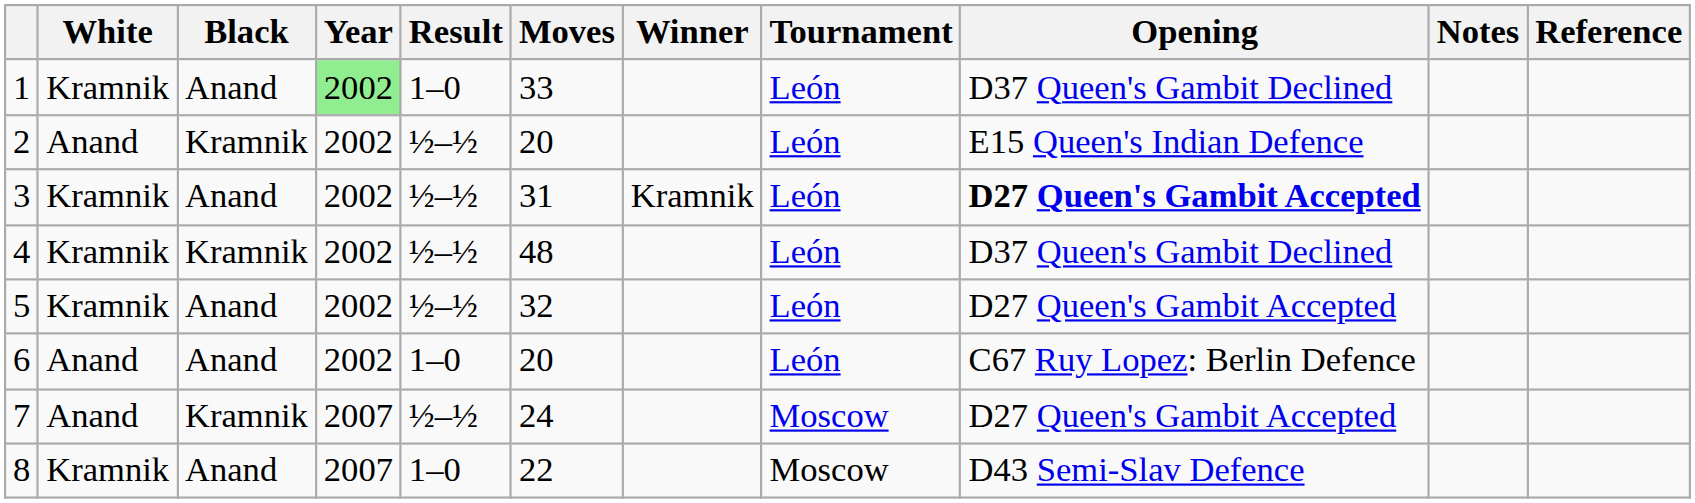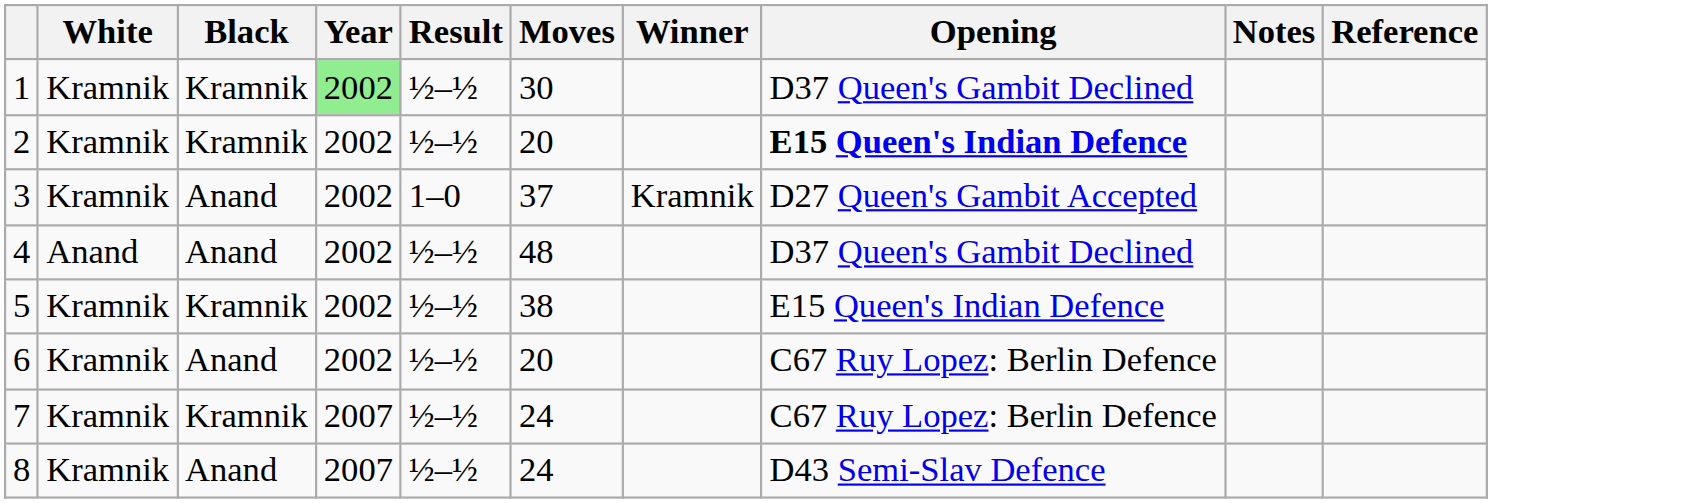- column: (861, 31)
(231, 86) Anand -> (246, 86) Kramnik
(435, 86) 1–0 -> (443, 86) ½–½
(536, 86) 33 -> (536, 86) 30
(92, 141) Anand -> (108, 141) Kramnik
(1166, 141) normal -> (978, 141) bold
(443, 196) ½–½ -> (435, 196) 1–0
(536, 196) 31 -> (536, 196) 37
(1195, 196) bold -> (983, 196) normal
(108, 251) Kramnik -> (92, 251) Anand
(246, 251) Kramnik -> (231, 251) Anand
(231, 305) Anand -> (246, 305) Kramnik
(536, 305) 32 -> (536, 305) 38
(1182, 305) D27 Queen's Gambit Accepted -> (967, 305) E15 Queen's Indian Defence
(92, 360) Anand -> (108, 360) Kramnik
(435, 360) 1–0 -> (443, 360) ½–½
(92, 415) Anand -> (108, 415) Kramnik
(1182, 415) D27 Queen's Gambit Accepted -> (993, 415) C67 Ruy Lopez: Berlin Defence
(435, 470) 1–0 -> (443, 470) ½–½
(536, 470) 22 -> (536, 470) 24
